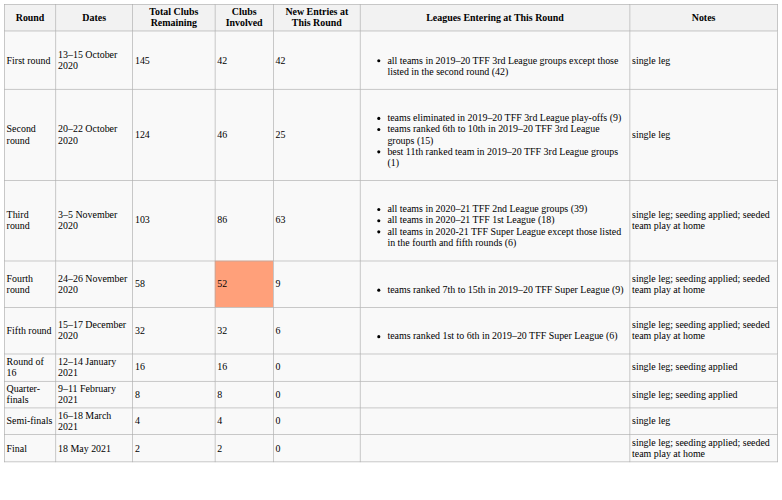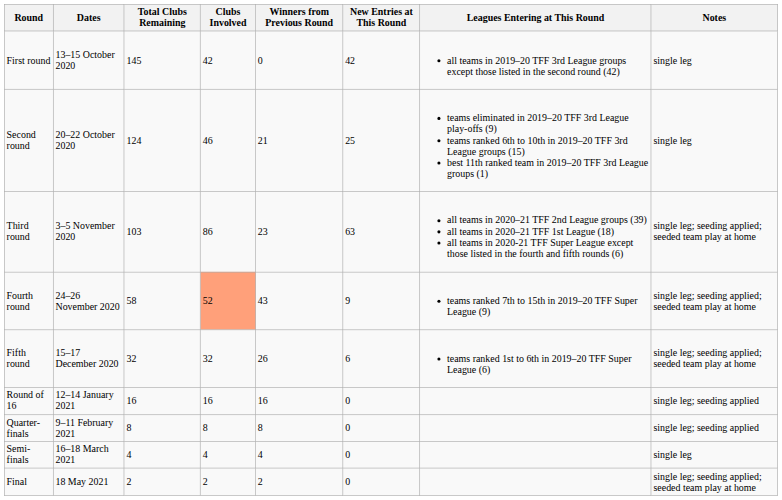+ column: (299, 17)
